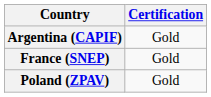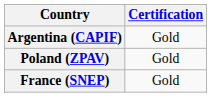rows swapped: (65, 59) <-> (65, 80)
